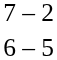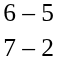rows swapped: (29, 13) <-> (29, 48)
